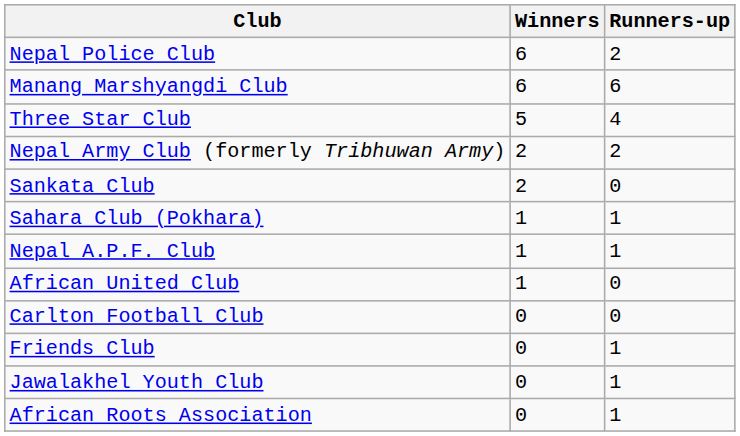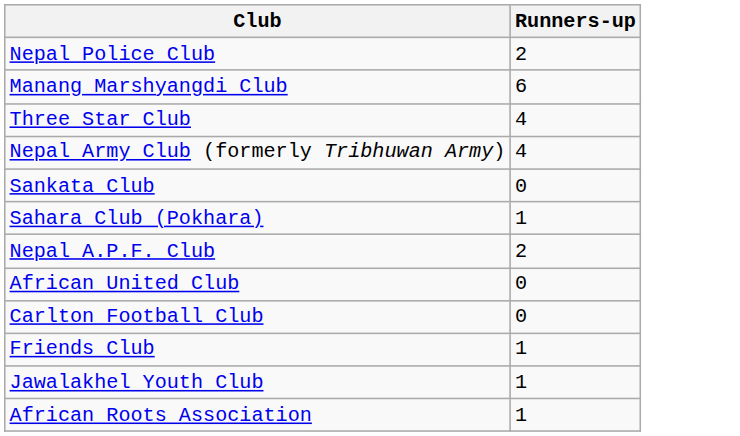- column: (557, 21)
(615, 153) 2 -> (521, 153) 4
(615, 251) 1 -> (521, 251) 2
